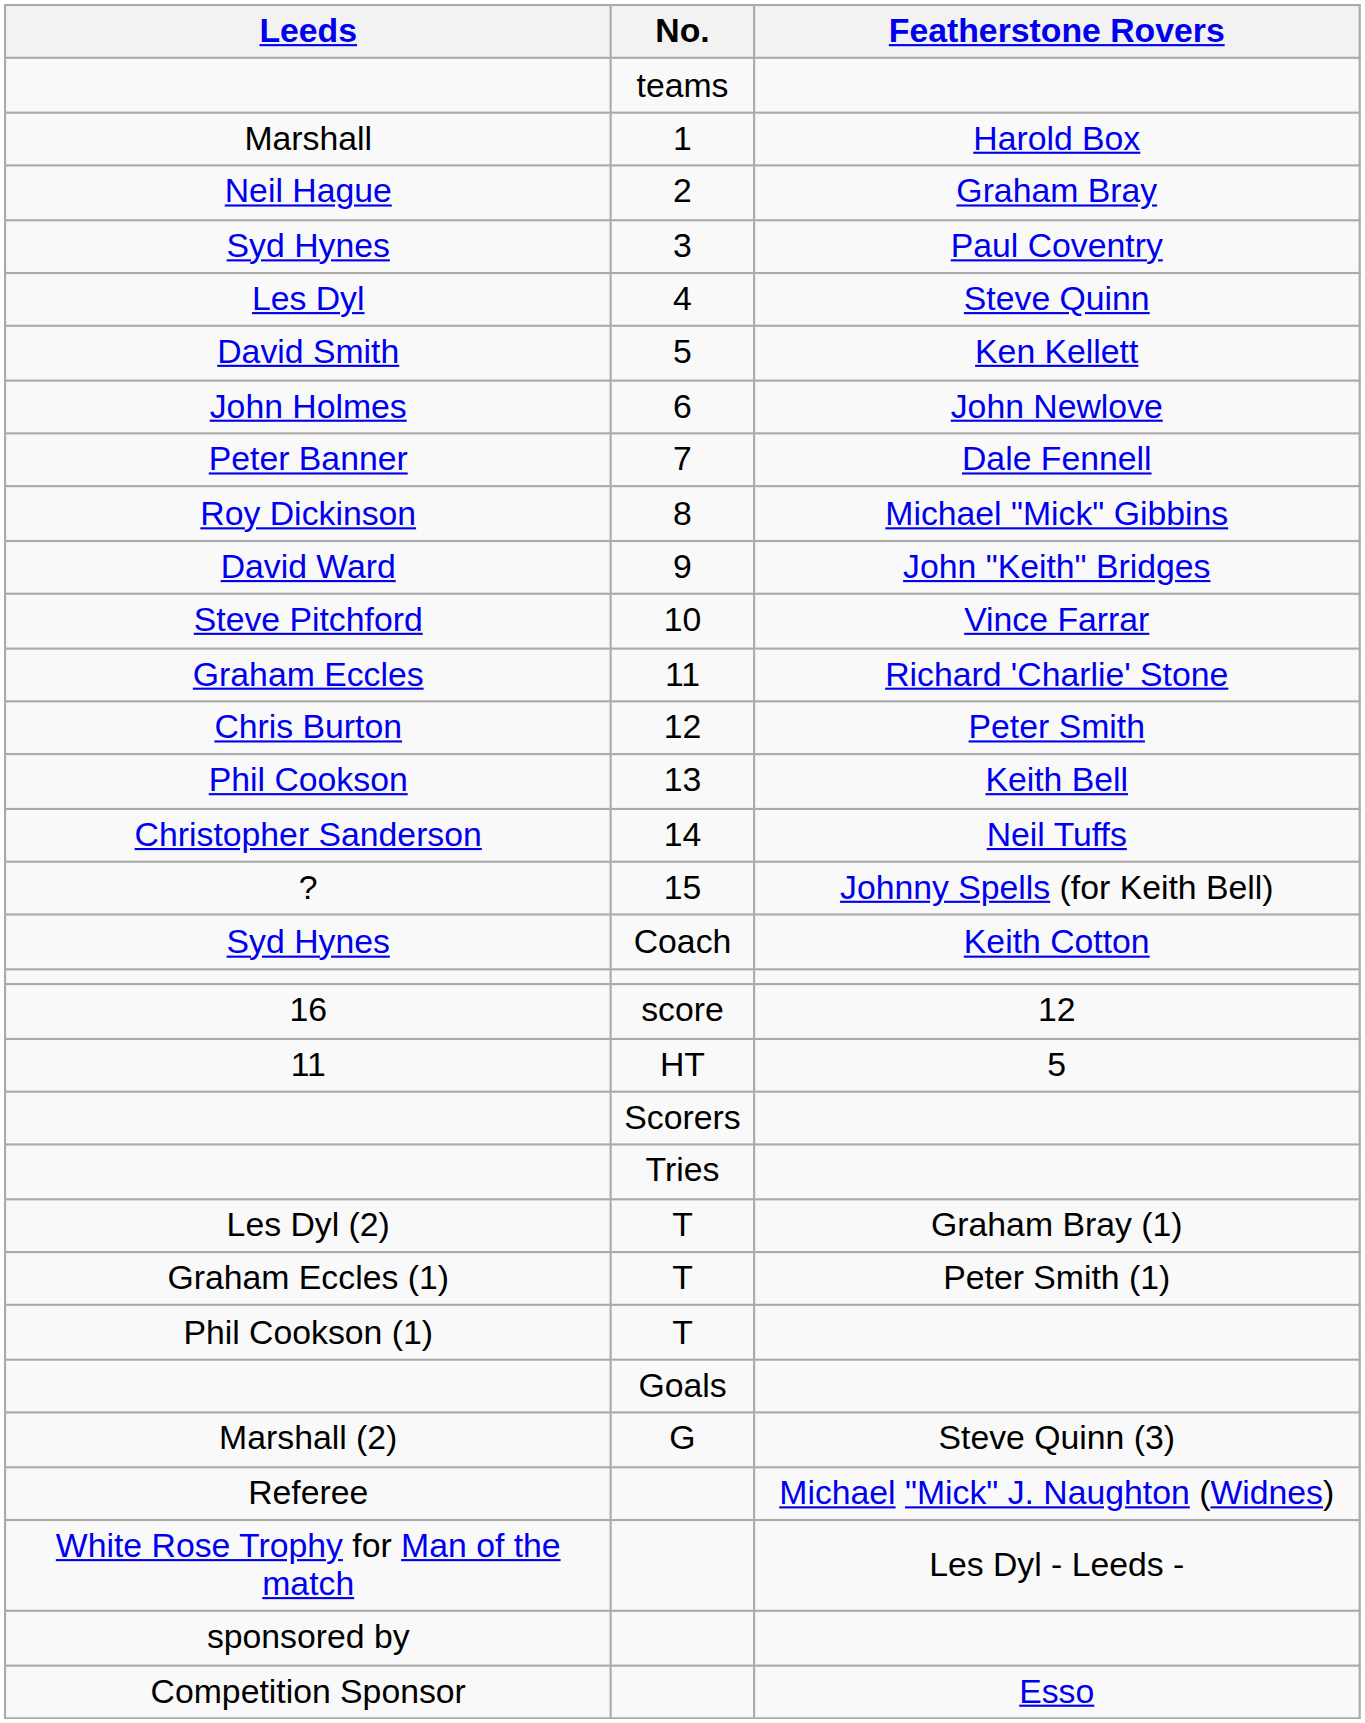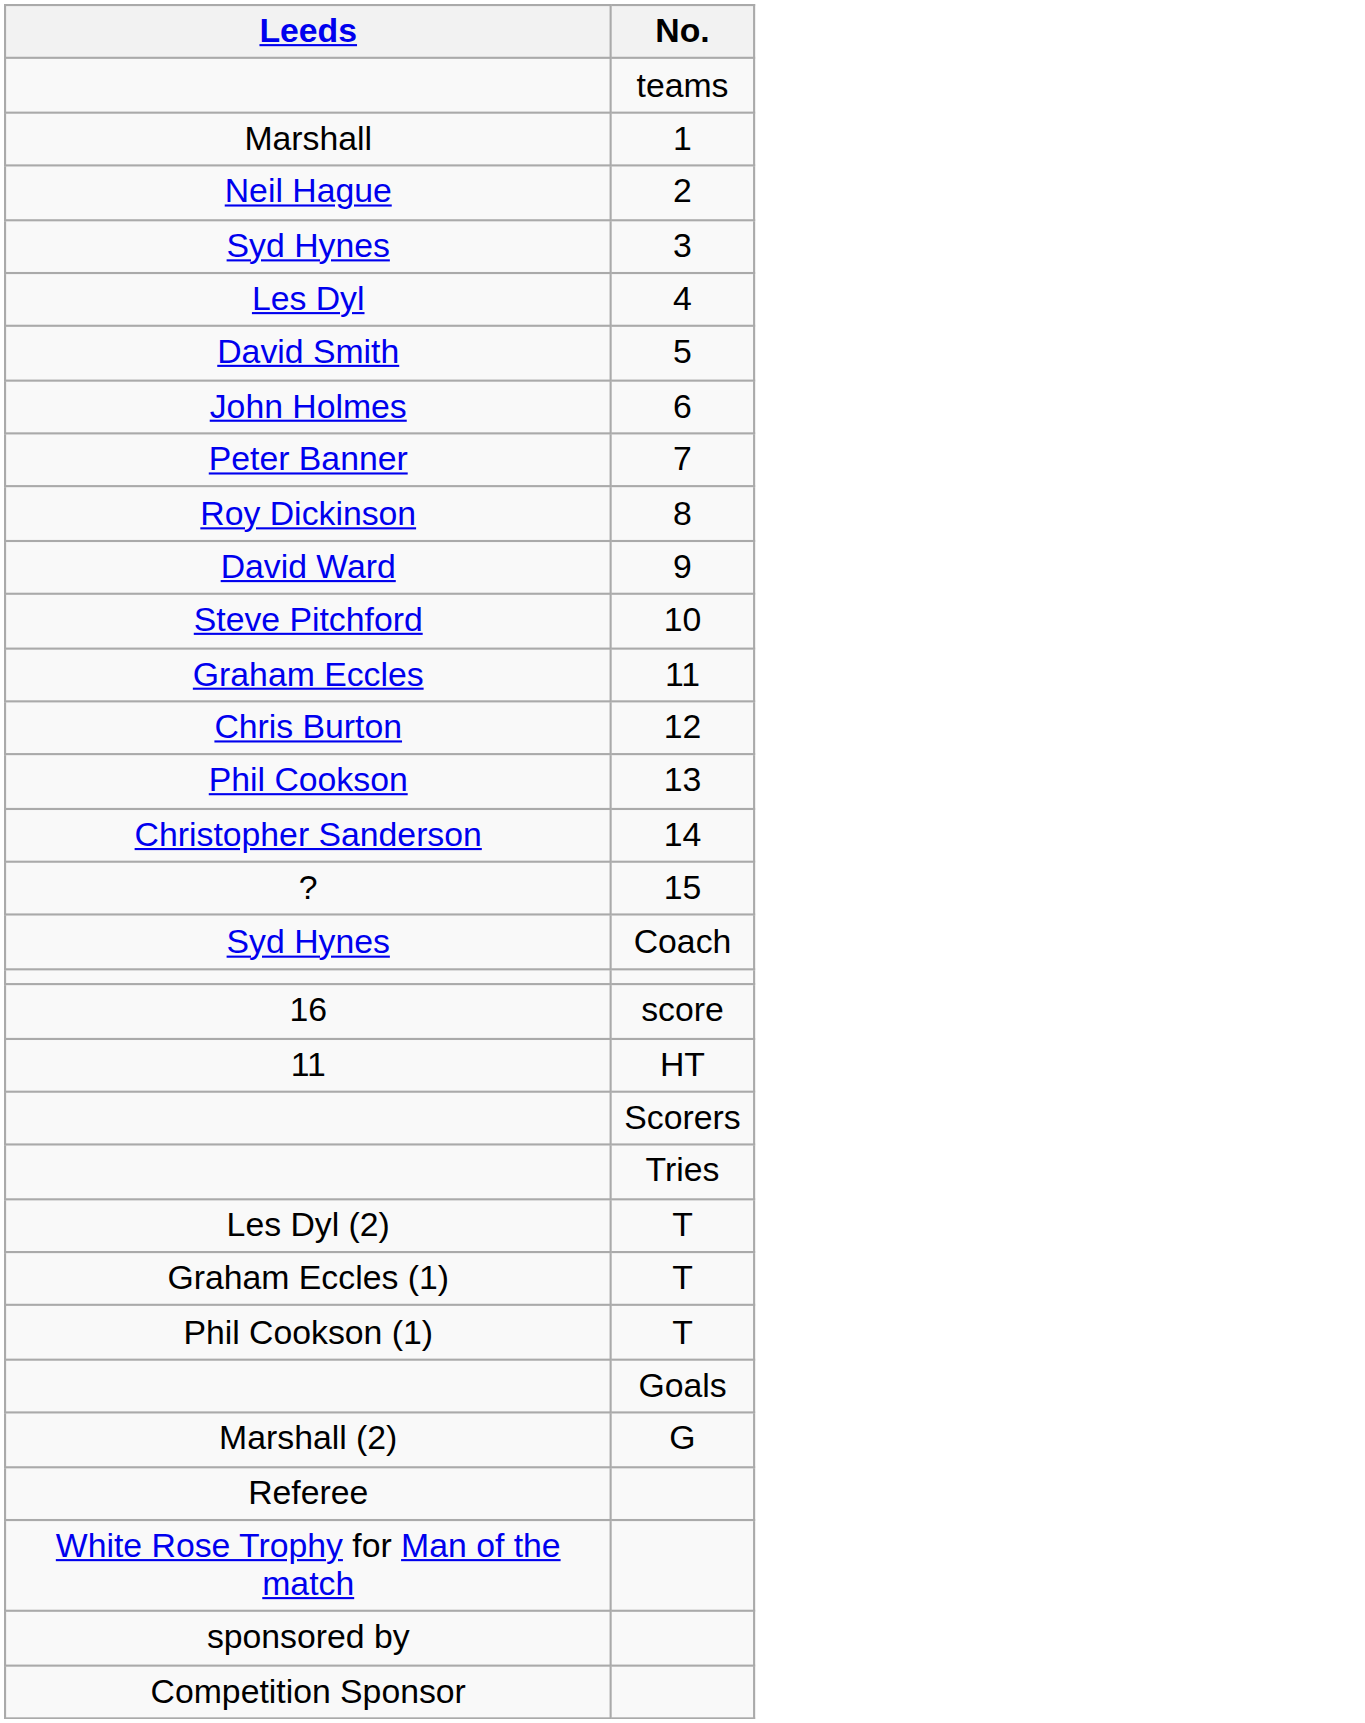- column: (1057, 31)
